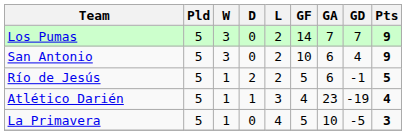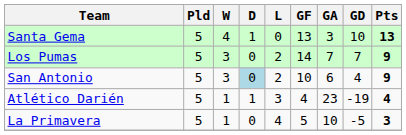+ row: (46, 36)
(252, 57) no background -> (252, 78) lightblue background
- row: (54, 78)
